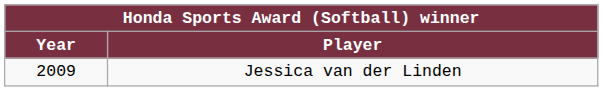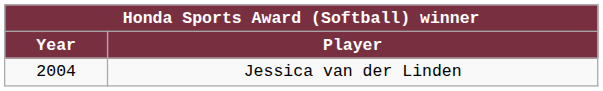(56, 72) 2009 -> (56, 72) 2004
